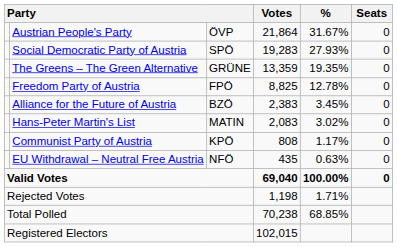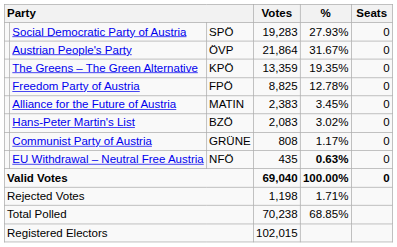rows swapped: (72, 31) <-> (99, 50)
(230, 68) GRÜNE -> (221, 68) KPÖ
(221, 104) BZÖ -> (227, 104) MATIN
(227, 123) MATIN -> (221, 123) BZÖ
(221, 141) KPÖ -> (230, 141) GRÜNE
(332, 159) normal -> (332, 159) bold
